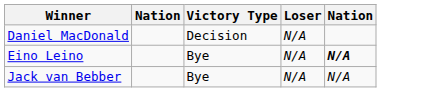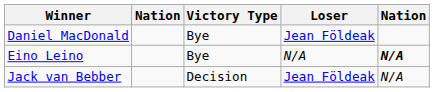(217, 35) Decision -> (198, 35) Bye
(295, 35) N/A -> (329, 35) Jean Földeak
(198, 76) Bye -> (217, 76) Decision
(295, 76) N/A -> (329, 76) Jean Földeak
